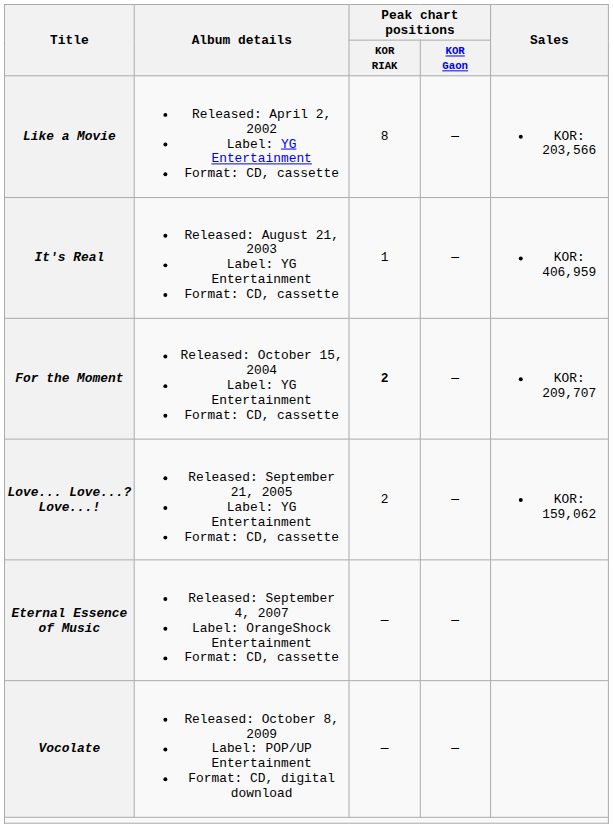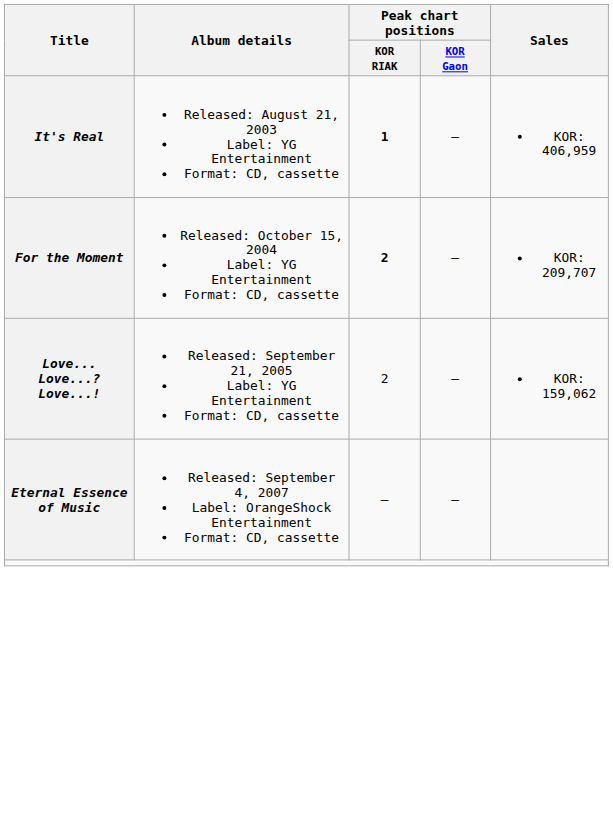- row: (69, 137)
(385, 258) normal -> (385, 137) bold
- row: (69, 749)
